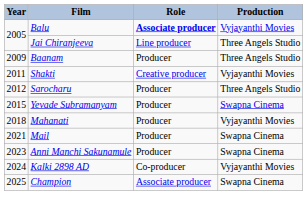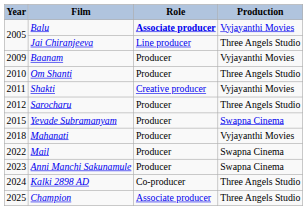(260, 58) Three Angels Studio -> (257, 58) Vyjayanthi Movies
+ row: (51, 74)
(16, 136) 2021 -> (16, 151) 2022
(257, 167) Vyjayanthi Movies -> (260, 182) Three Angels Studio
(252, 182) Swapna Cinema -> (260, 197) Three Angels Studio
